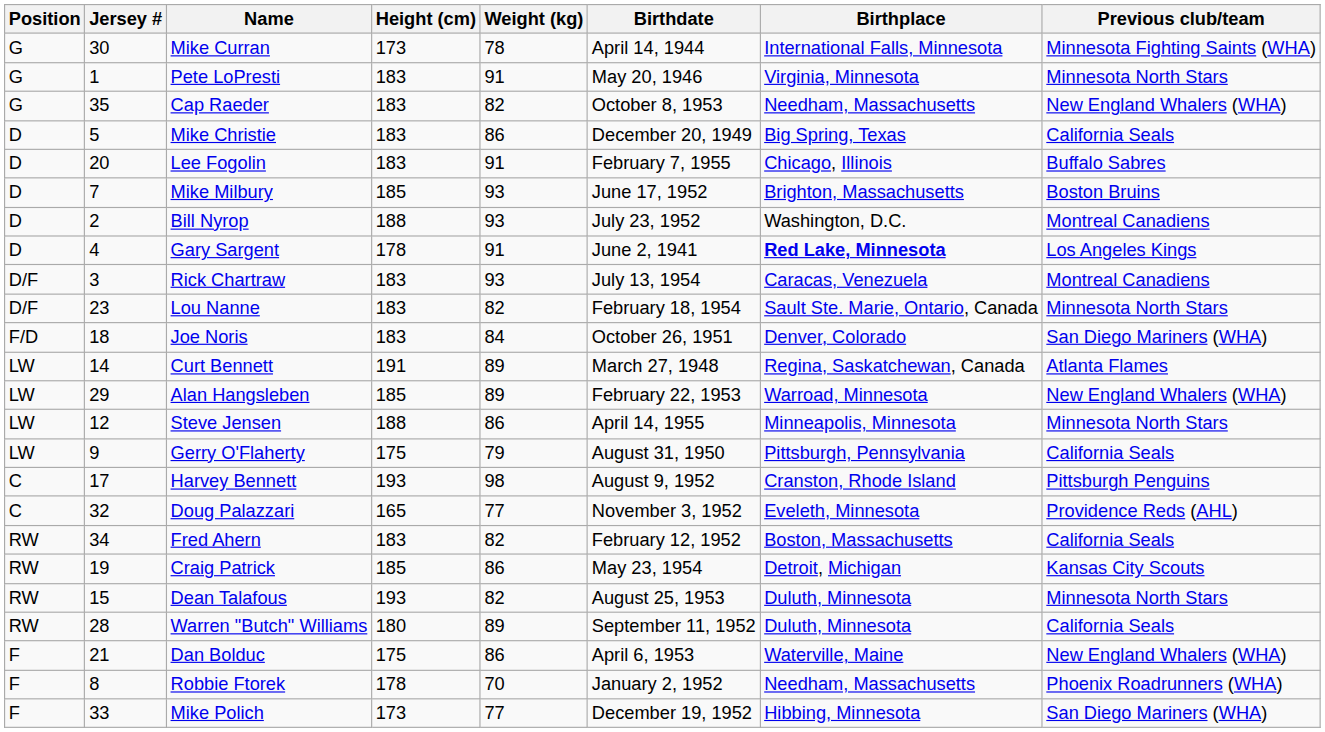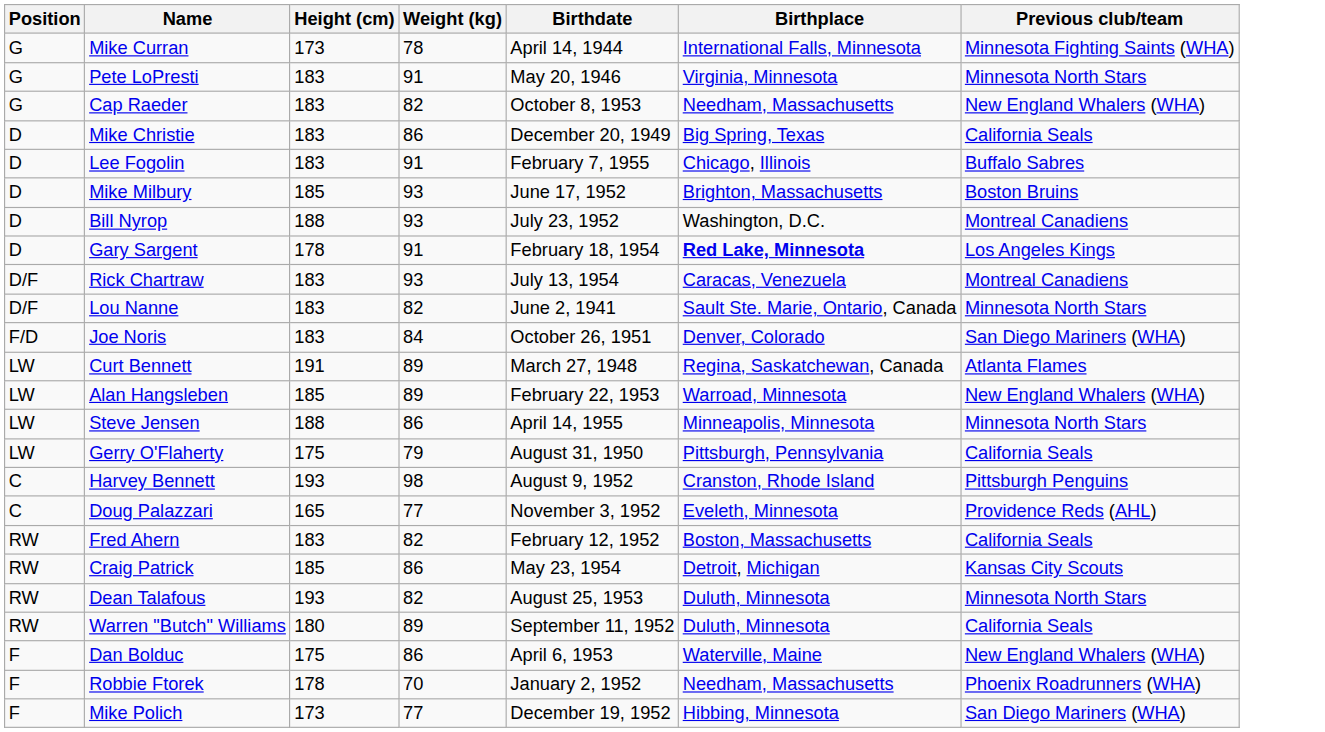- column: (126, 18)
(645, 250) June 2, 1941 -> (585, 250) February 18, 1954
(666, 308) February 18, 1954 -> (563, 308) June 2, 1941
